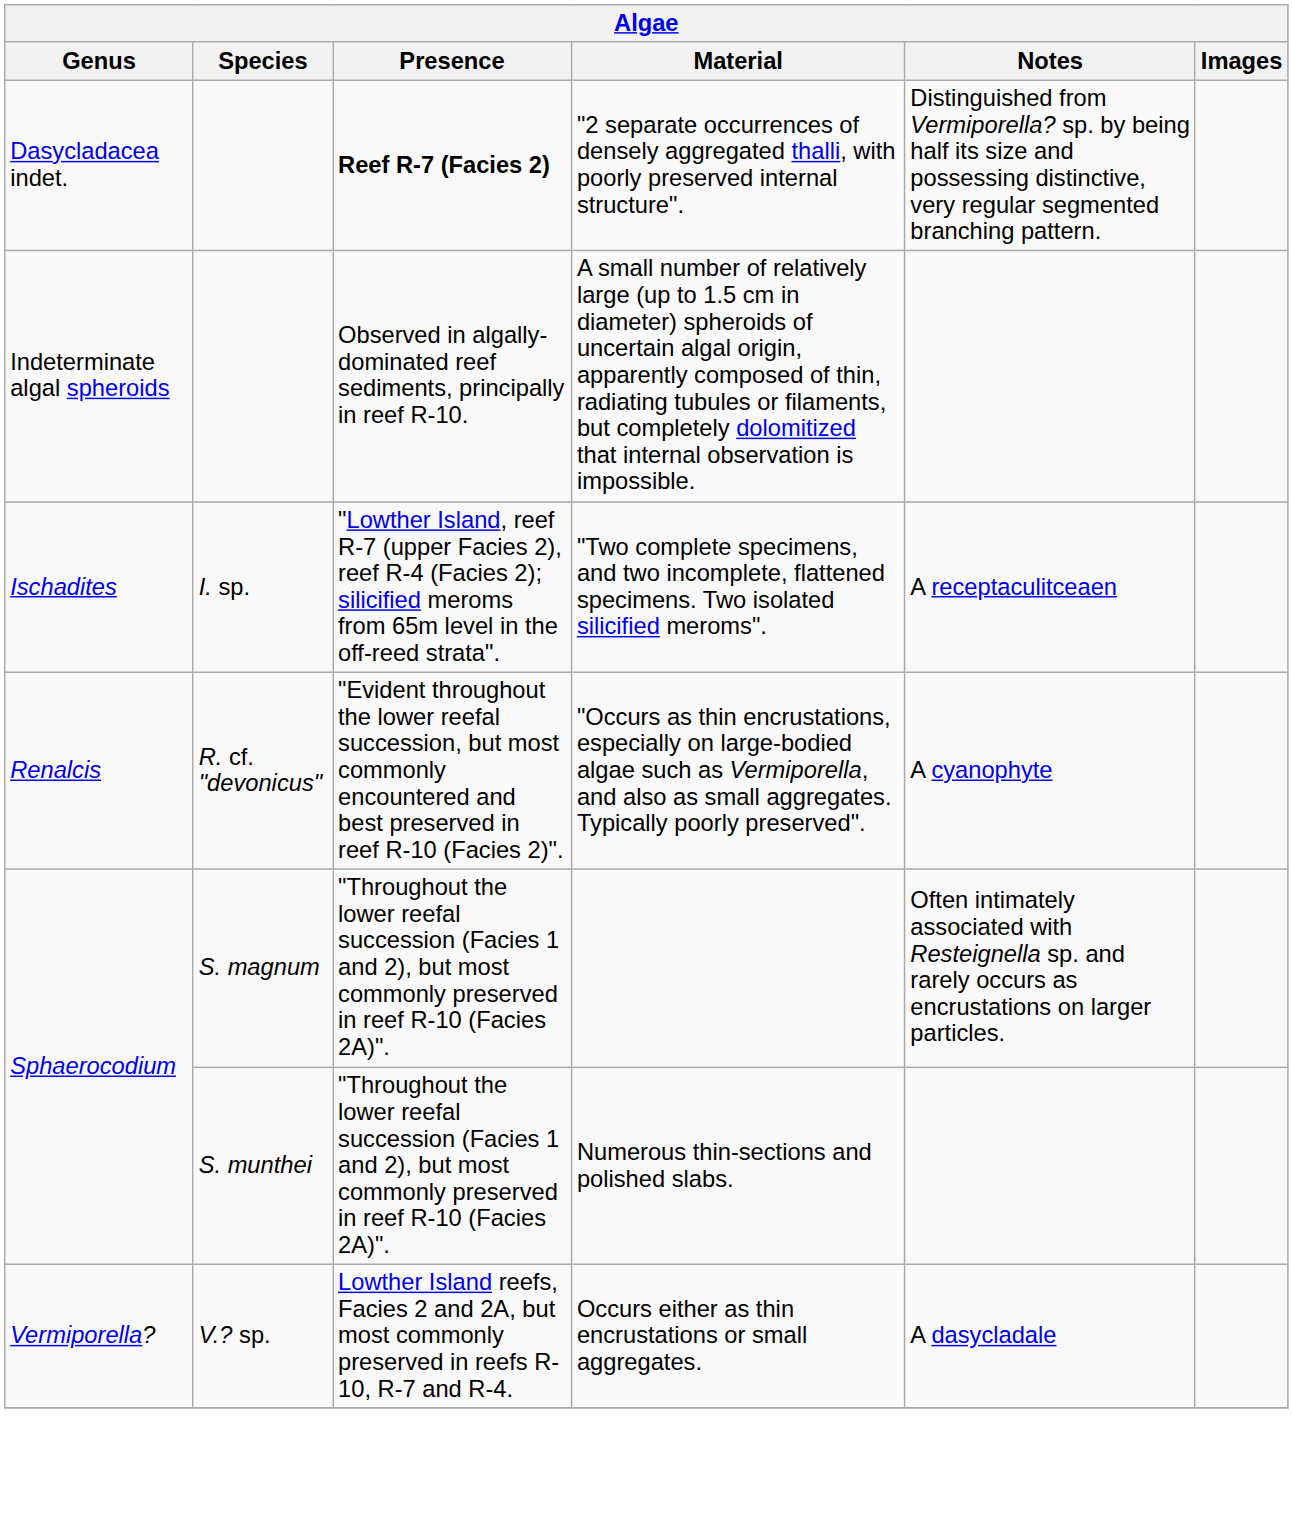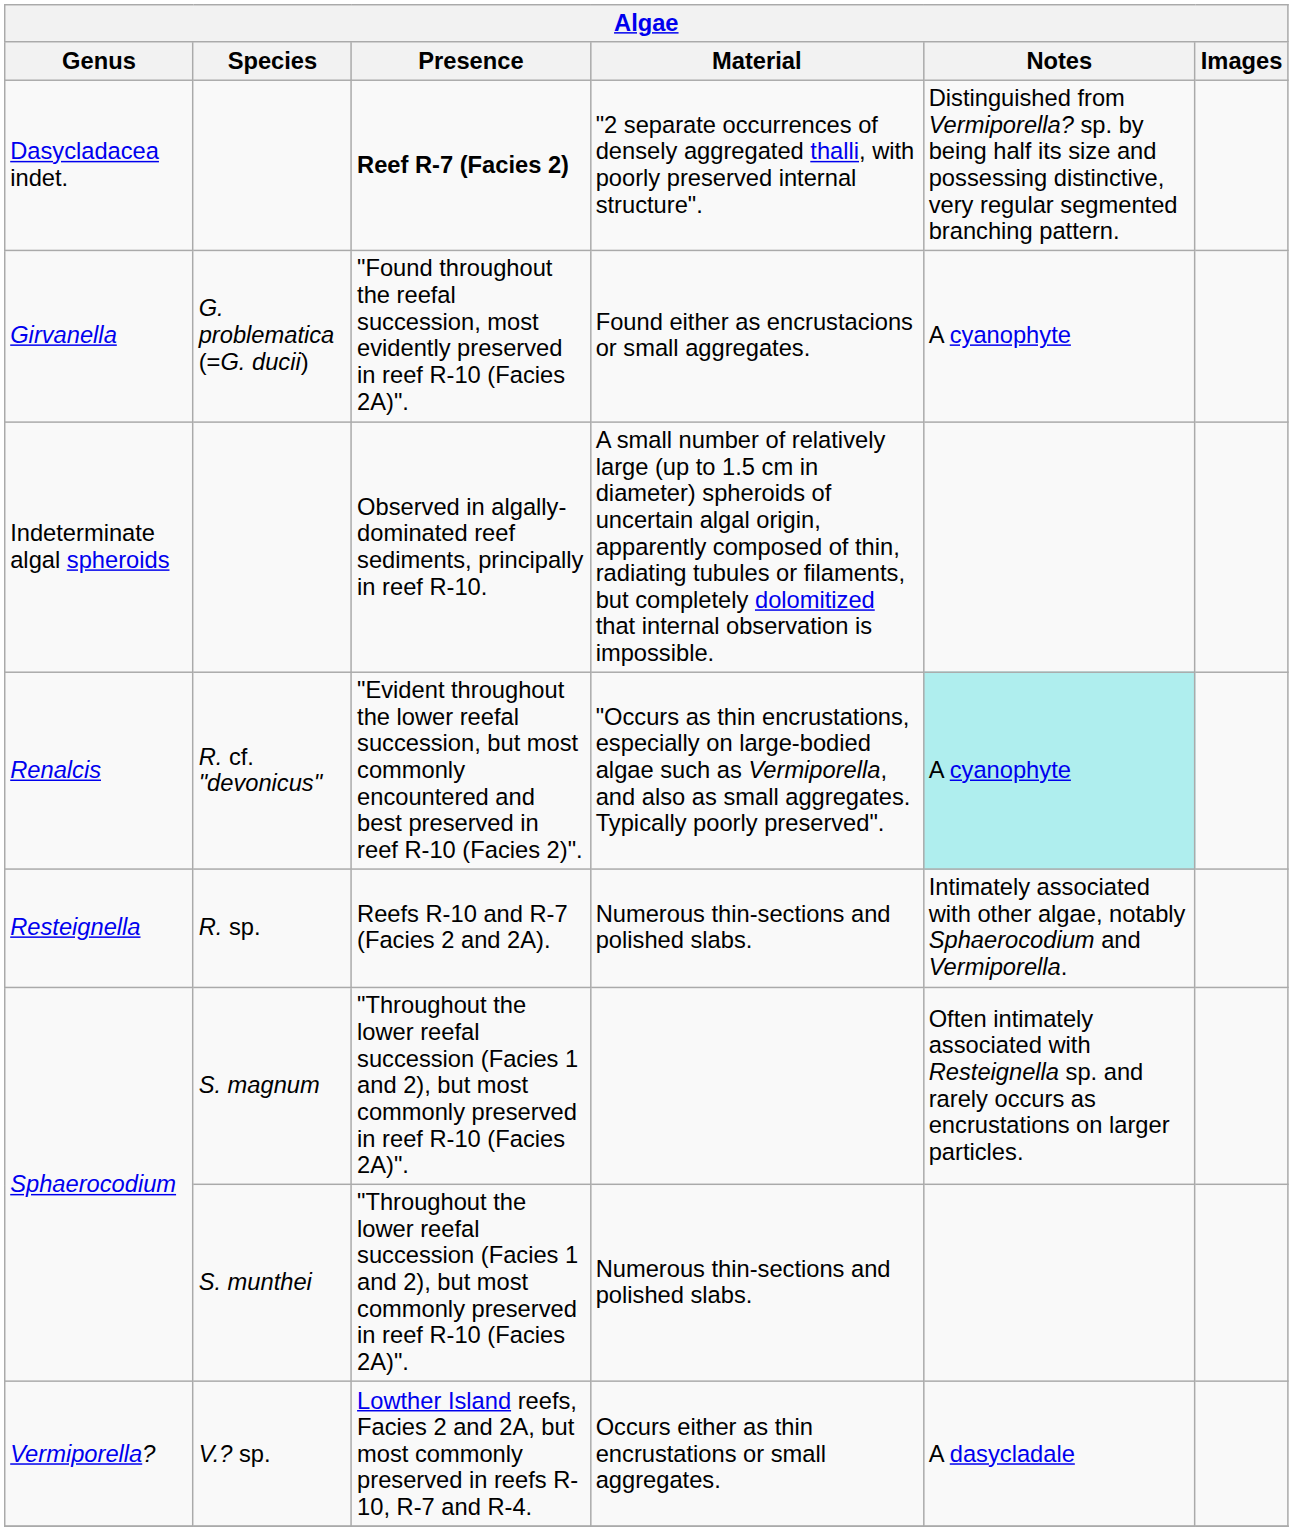+ row: (64, 335)
- row: (64, 586)
(981, 770) no background -> (1000, 770) paleturquoise background
+ row: (75, 927)
